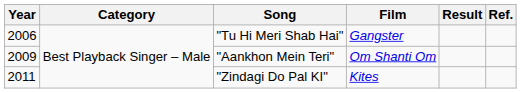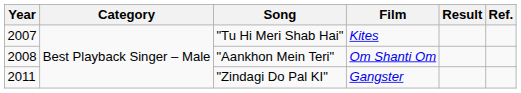(22, 35) 2006 -> (22, 35) 2007
(376, 35) Gangster -> (364, 35) Kites
(22, 56) 2009 -> (22, 56) 2008
(364, 77) Kites -> (376, 77) Gangster
